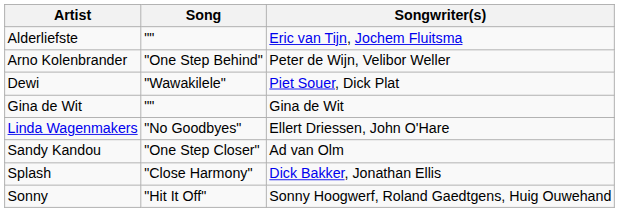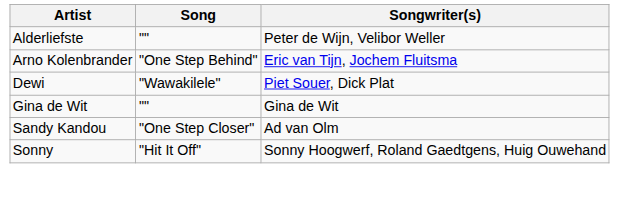(366, 38) Eric van Tijn, Jochem Fluitsma -> (355, 38) Peter de Wijn, Velibor Weller
(360, 60) Peter de Wijn, Velibor Weller -> (361, 60) Eric van Tijn, Jochem Fluitsma
- row: (73, 128)
- row: (29, 173)
